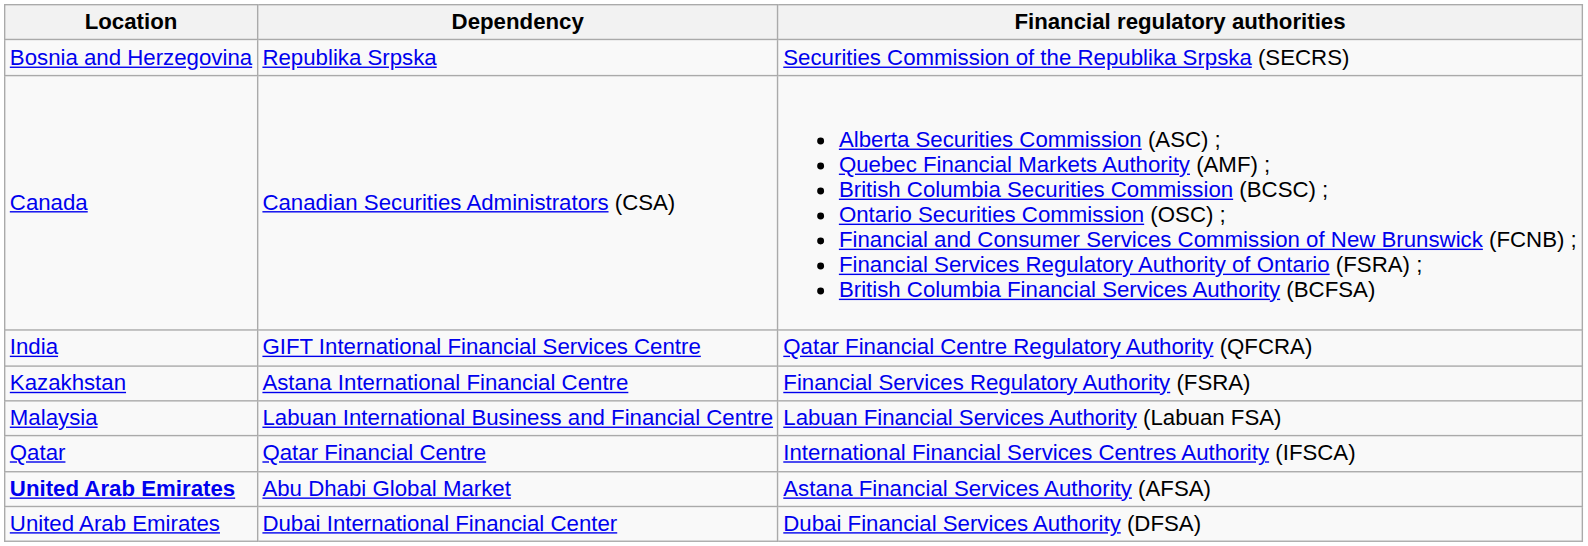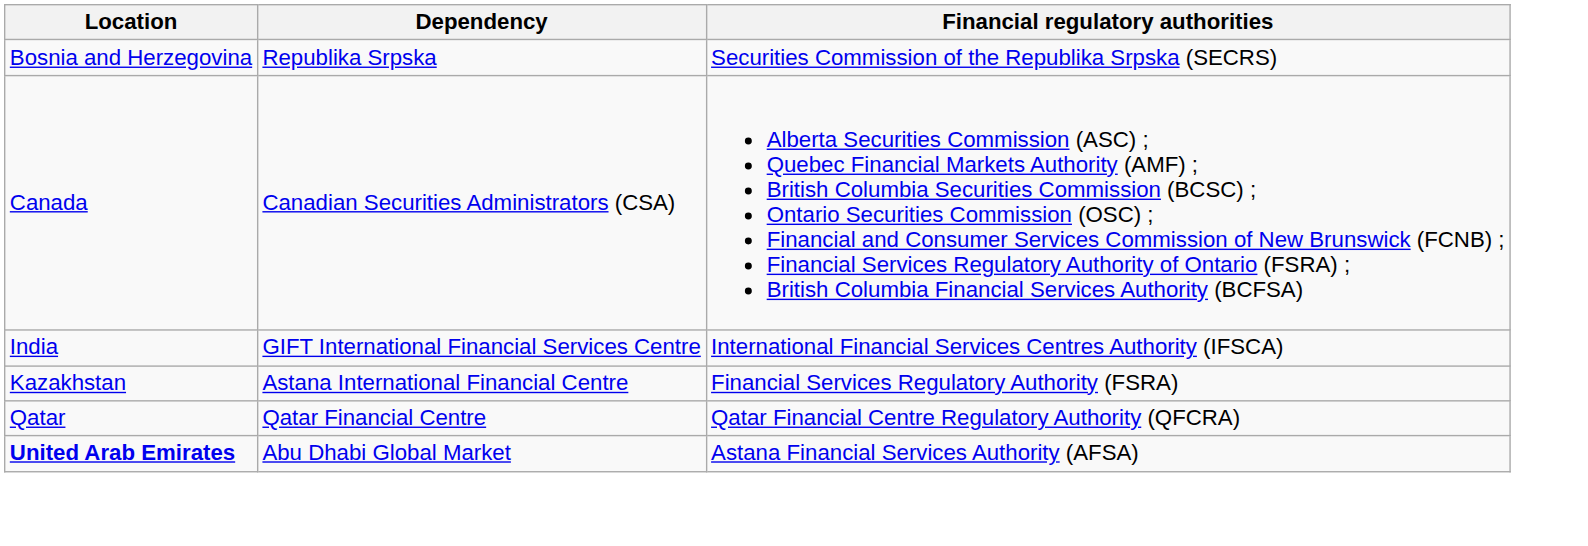(1048, 347) Qatar Financial Centre Regulatory Authority (QFCRA) -> (997, 347) International Financial Services Centres Authority (IFSCA)
- row: (518, 418)
(1069, 453) International Financial Services Centres Authority (IFSCA) -> (976, 418) Qatar Financial Centre Regulatory Authority (QFCRA)
- row: (440, 523)
